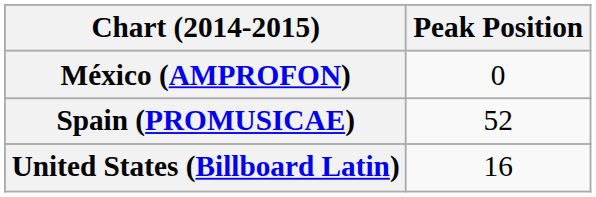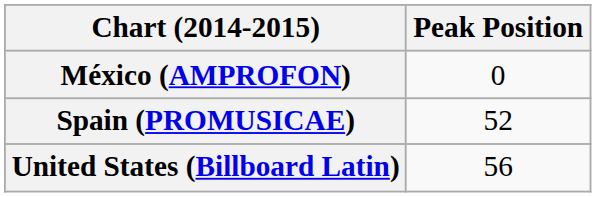(498, 167) 16 -> (498, 167) 56
